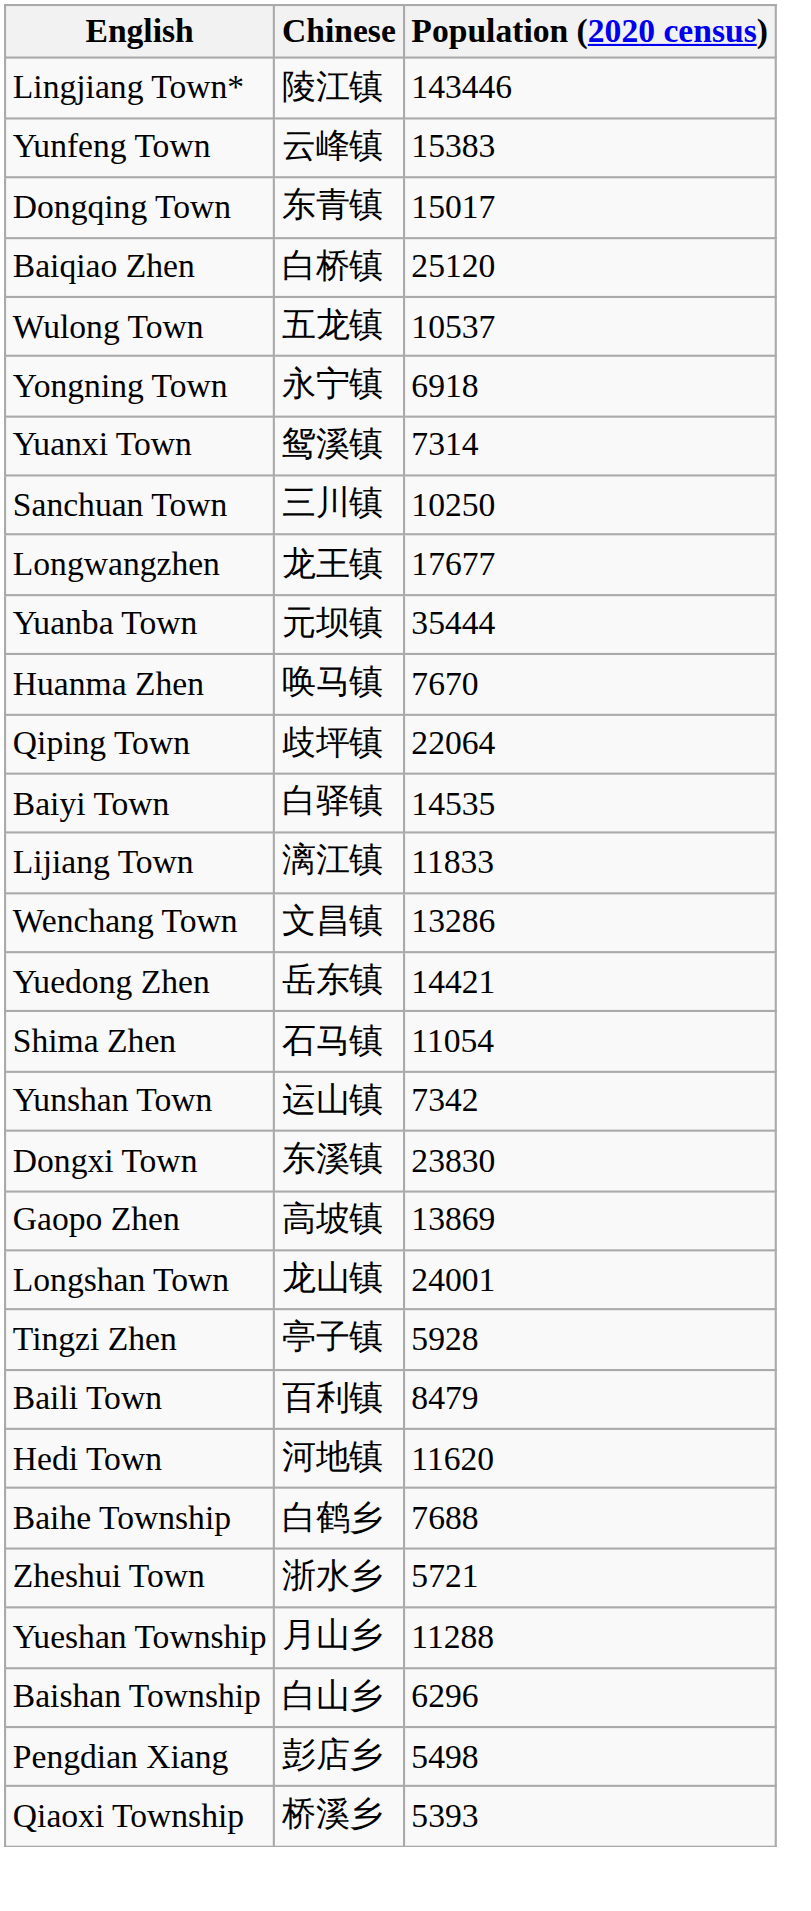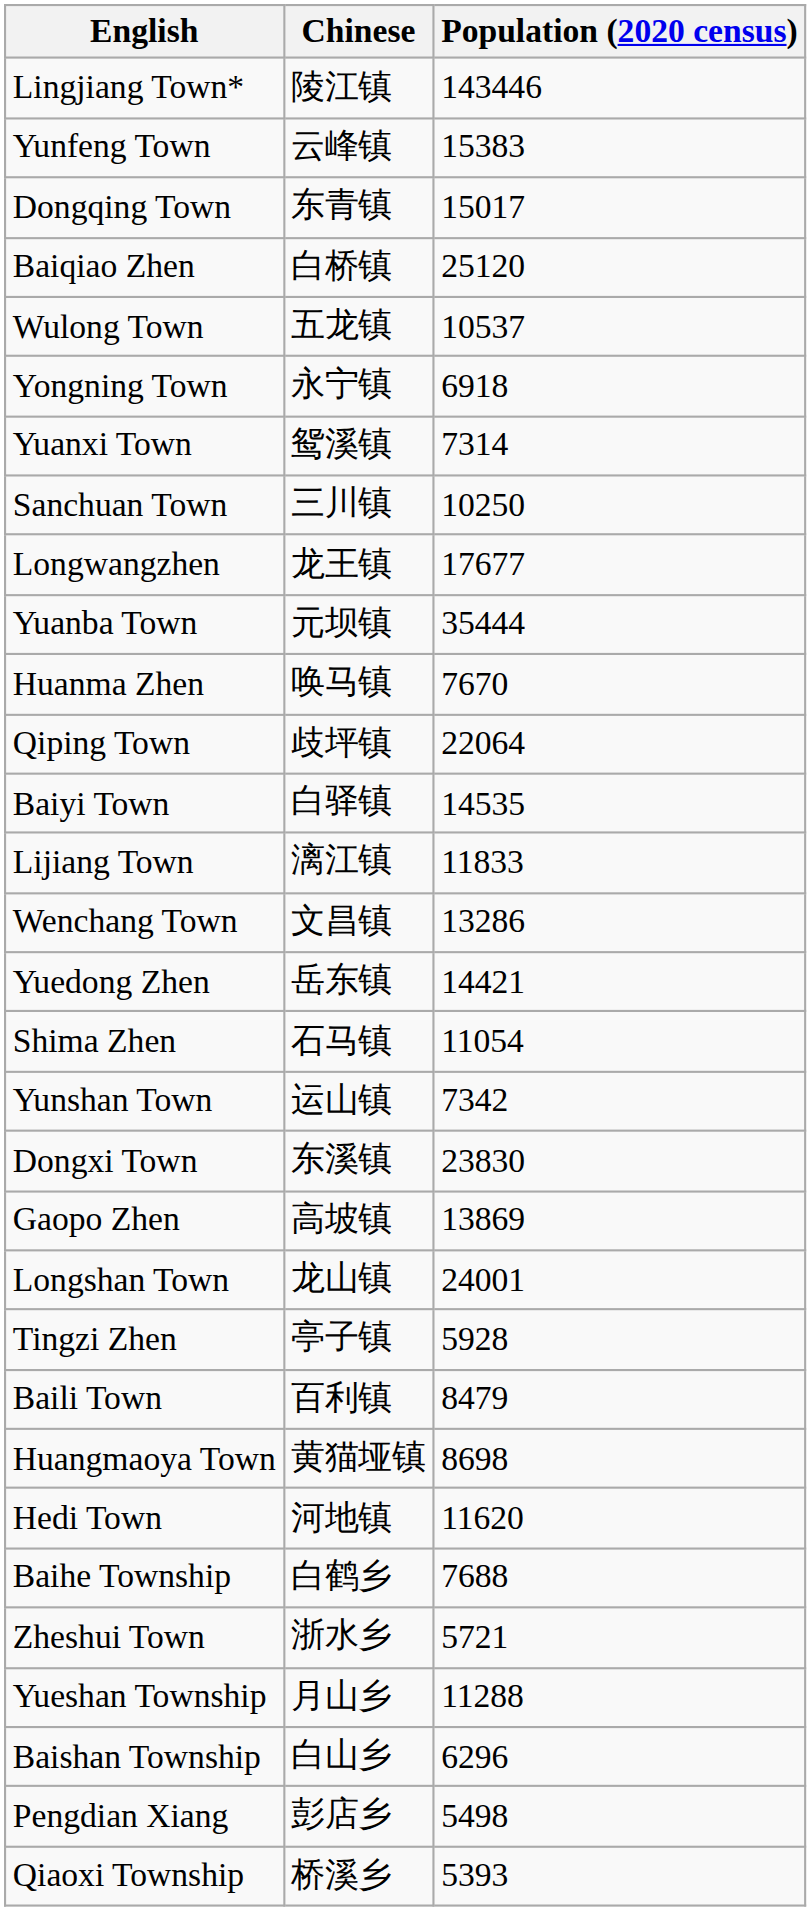+ row: (144, 1458)
